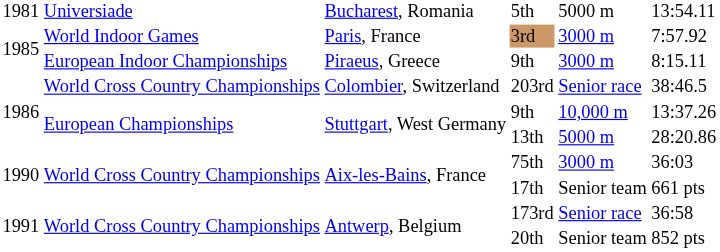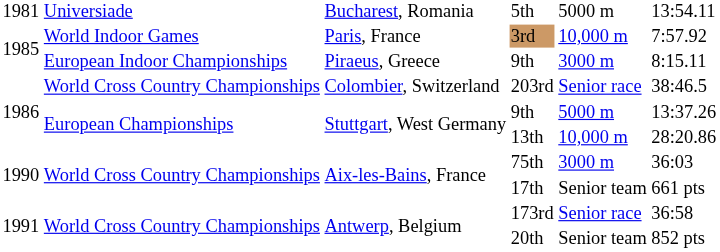(586, 36) 3000 m -> (593, 36) 10,000 m
(593, 111) 10,000 m -> (586, 111) 5000 m
(586, 137) 5000 m -> (593, 137) 10,000 m
